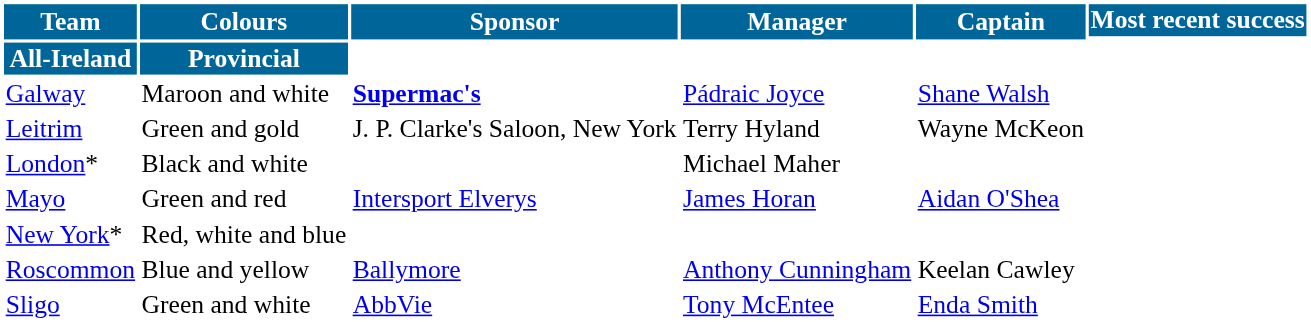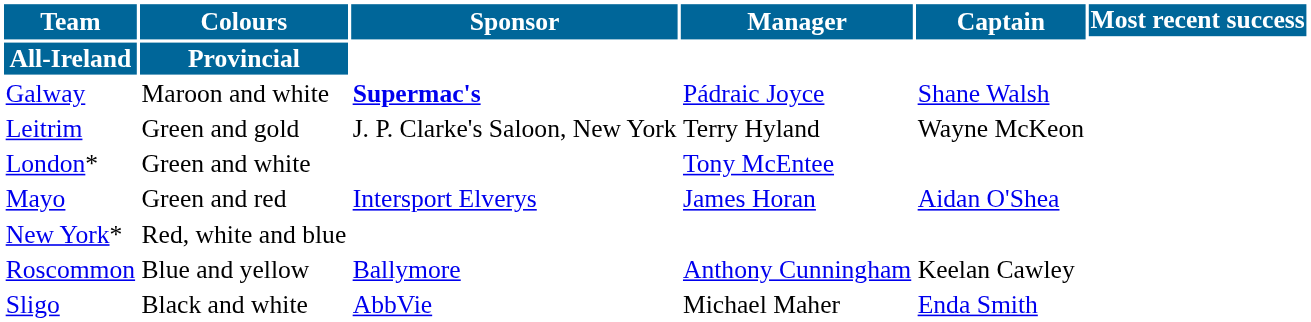(225, 163) Black and white -> (226, 163) Green and white
(762, 163) Michael Maher -> (758, 163) Tony McEntee
(226, 304) Green and white -> (225, 304) Black and white
(758, 304) Tony McEntee -> (762, 304) Michael Maher
